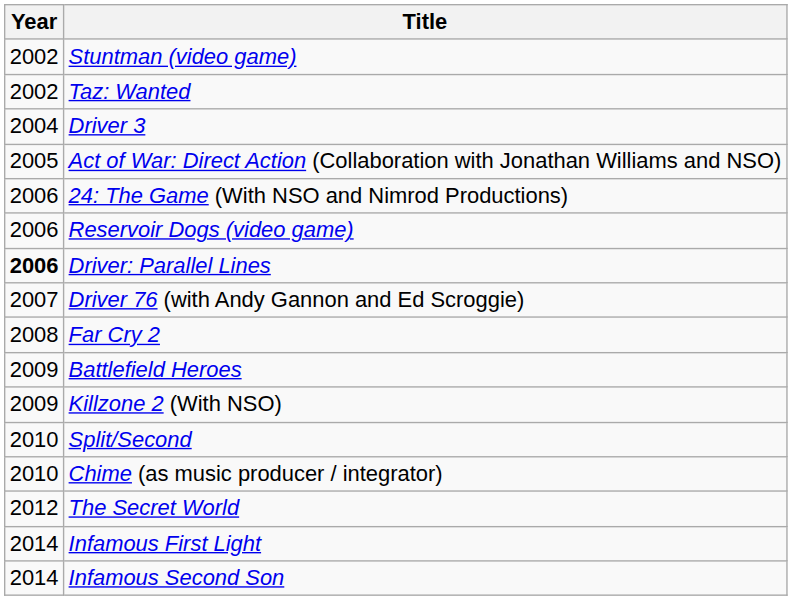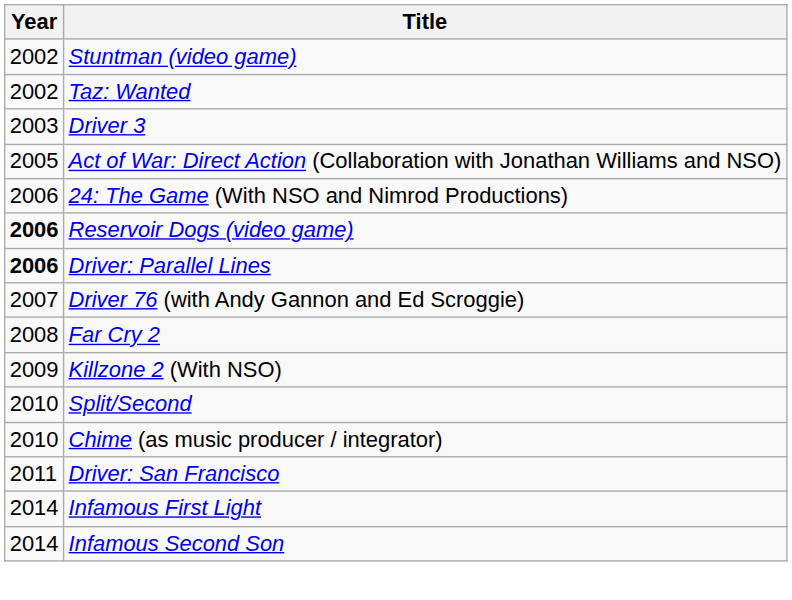(34, 126) 2004 -> (34, 126) 2003
(34, 230) normal -> (34, 230) bold
- row: (155, 369)
+ row: (174, 473)
- row: (154, 508)
